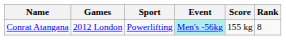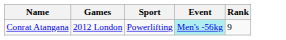- column: (240, 12)
(259, 27) 8 -> (230, 27) 9
